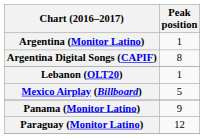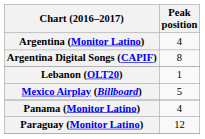(179, 41) 1 -> (179, 41) 4
(179, 108) 9 -> (179, 108) 4
